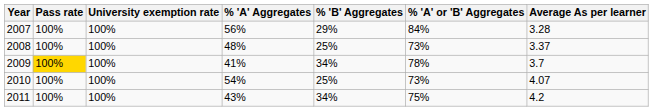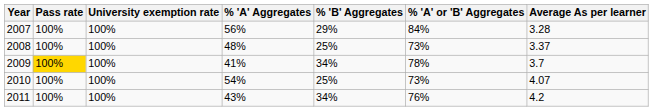(419, 98) 75% -> (419, 98) 76%
